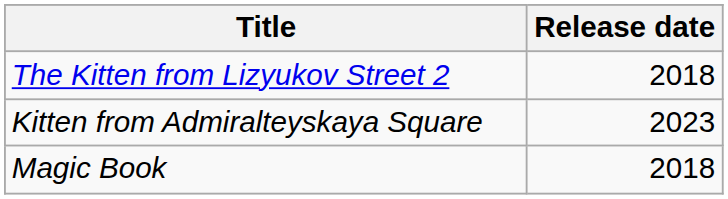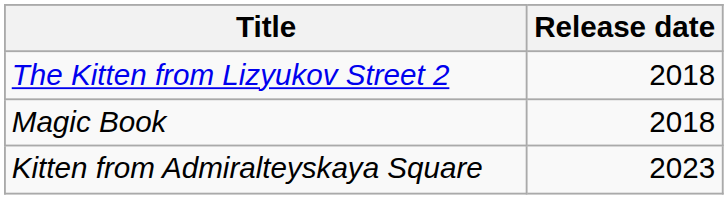rows swapped: (89, 168) <-> (247, 121)
